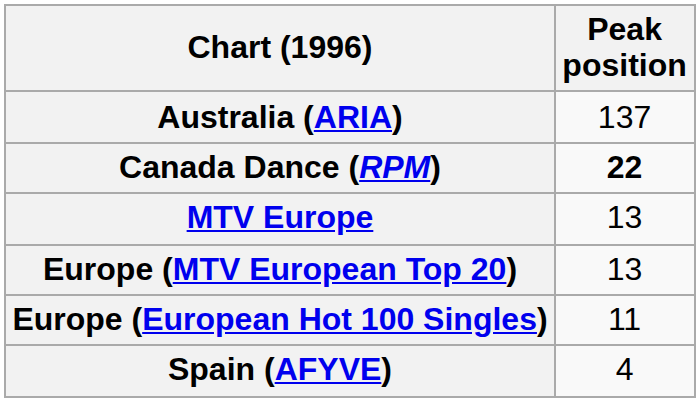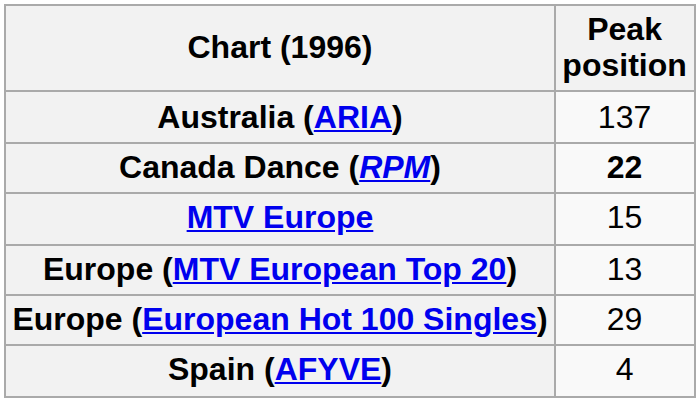(625, 218) 13 -> (625, 218) 15
(625, 319) 11 -> (625, 319) 29
